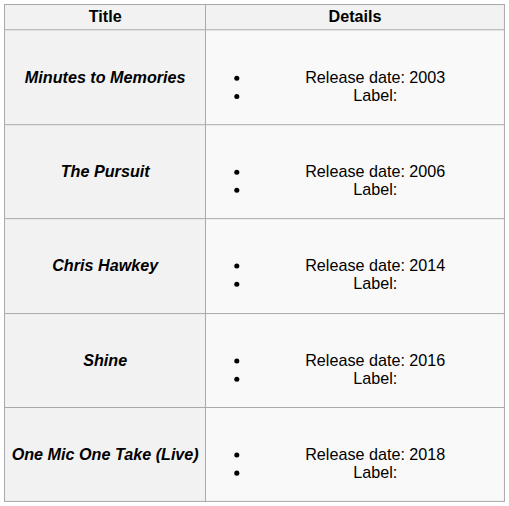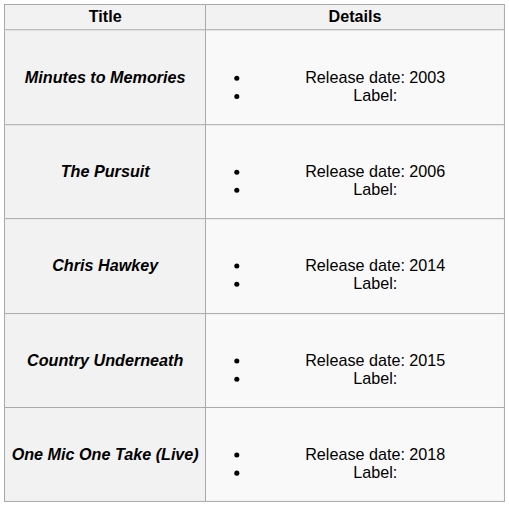+ row: (105, 360)
- row: (105, 360)
